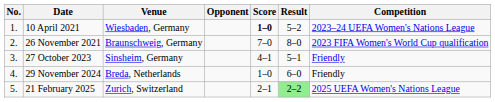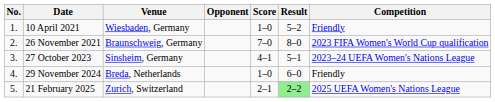(265, 27) bold -> (265, 27) normal
(393, 27) 2023–24 UEFA Women's Nations League -> (328, 27) Friendly
(328, 58) Friendly -> (393, 58) 2023–24 UEFA Women's Nations League
